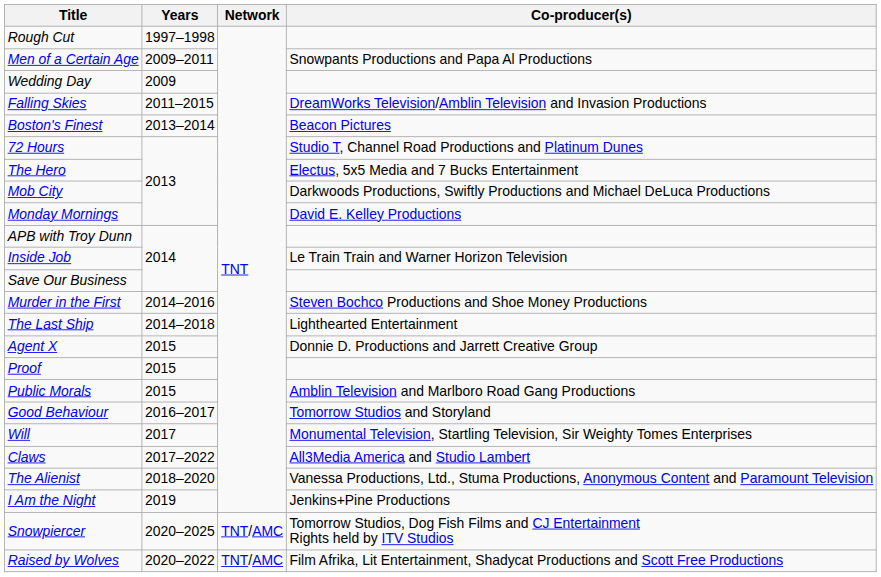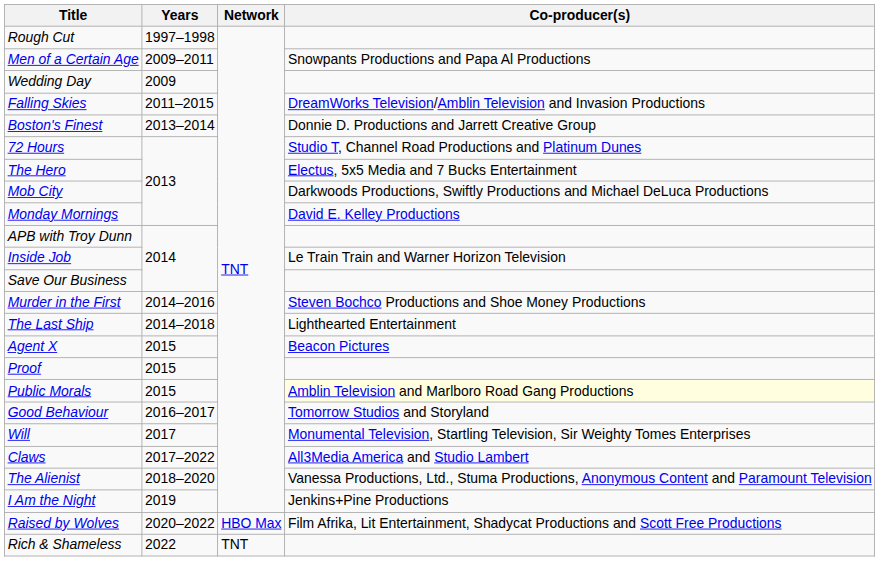(340, 125) Beacon Pictures -> (442, 125) Donnie D. Productions and Jarrett Creative Group
(443, 346) Donnie D. Productions and Jarrett Creative Group -> (339, 346) Beacon Pictures
(462, 390) no background -> (461, 390) lightyellow background
- row: (46, 531)
(252, 561) TNT/AMC -> (251, 523) HBO Max
+ row: (65, 545)
